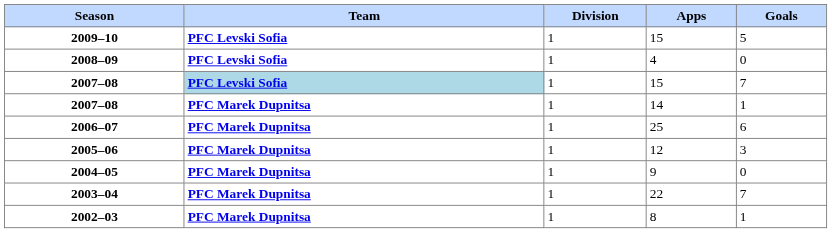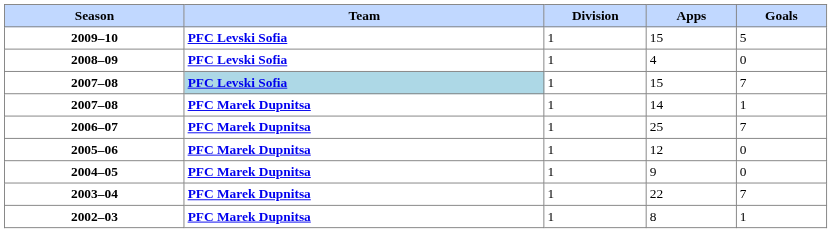(743, 127) 6 -> (743, 127) 7
(743, 149) 3 -> (743, 149) 0
